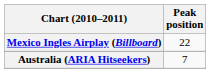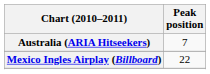rows swapped: (84, 59) <-> (84, 42)
